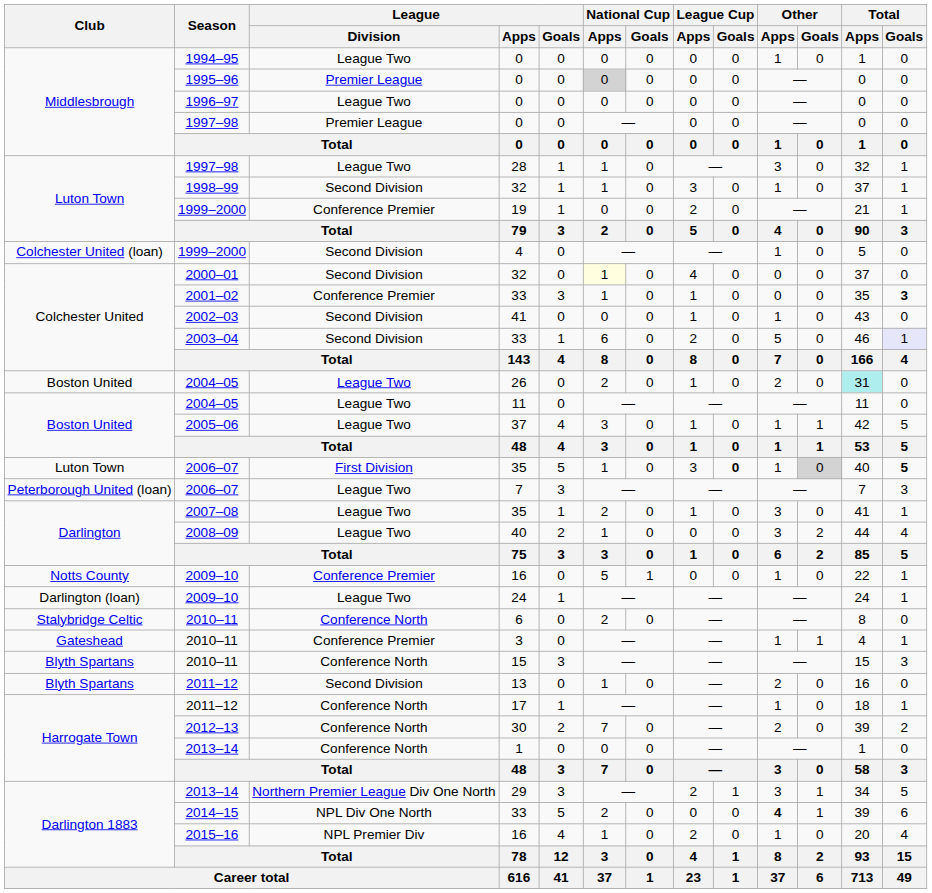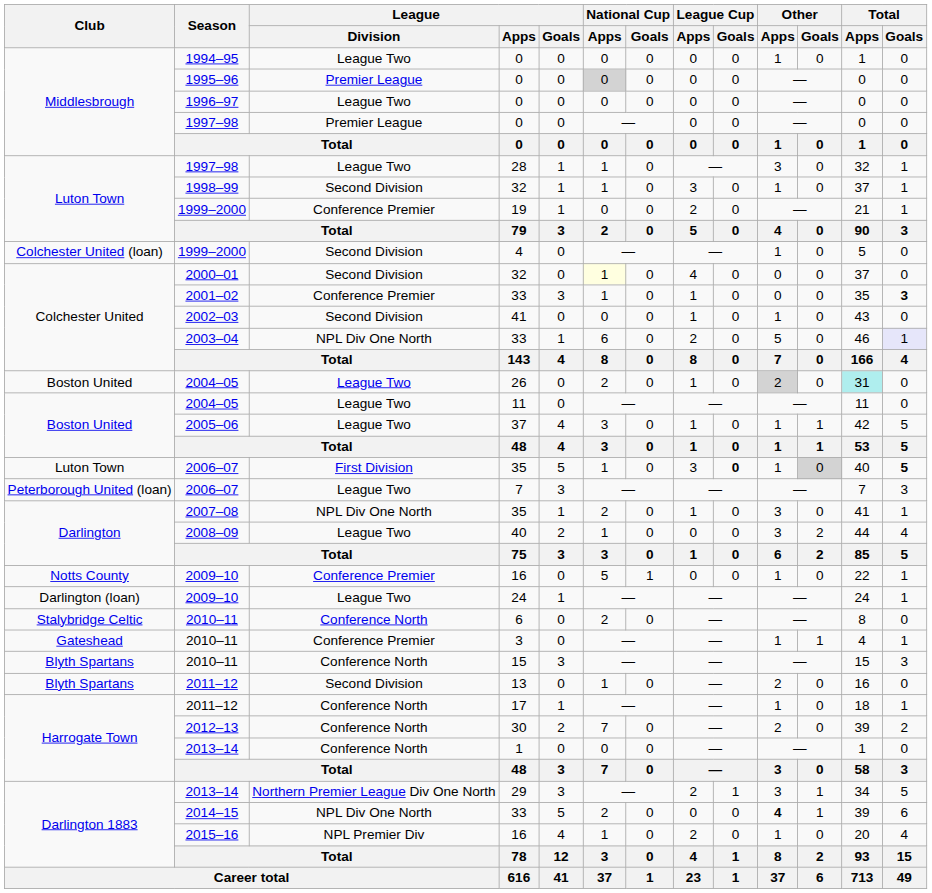(374, 338) Second Division -> (374, 338) NPL Div One North
(778, 381) no background -> (778, 381) lightgrey background
(374, 511) League Two -> (374, 511) NPL Div One North
